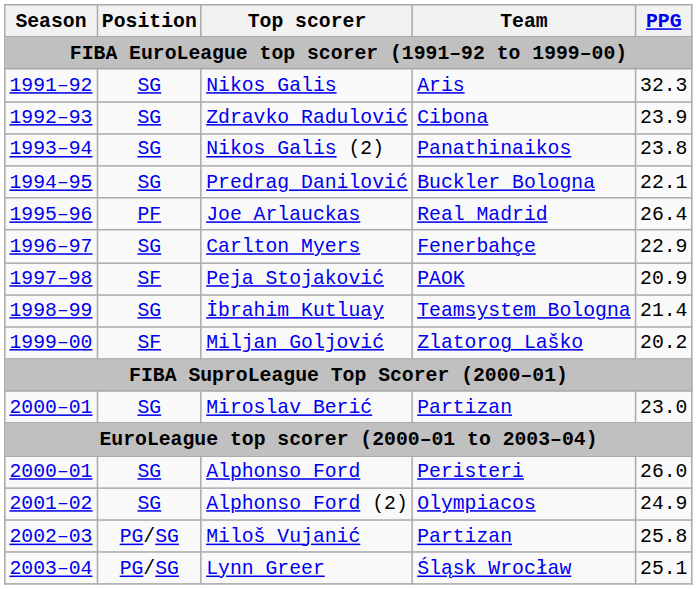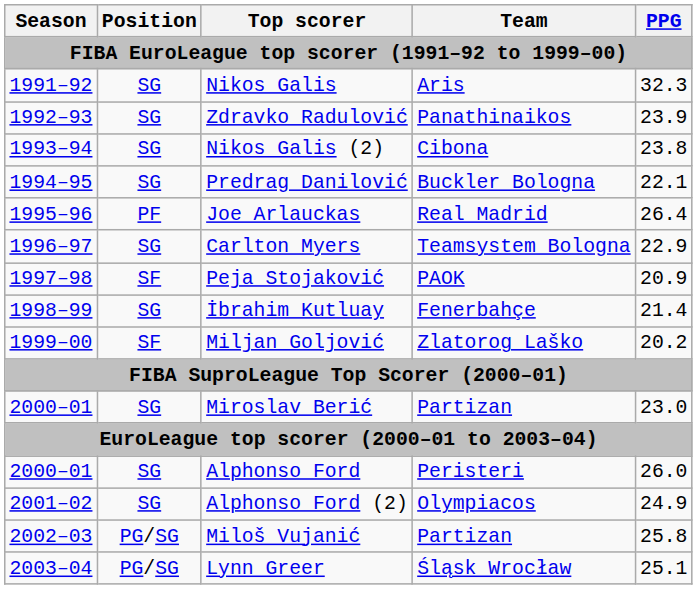(453, 117) Cibona -> (494, 117) Panathinaikos
(494, 150) Panathinaikos -> (453, 150) Cibona
(476, 246) Fenerbahçe -> (524, 246) Teamsystem Bologna
(524, 311) Teamsystem Bologna -> (476, 311) Fenerbahçe
